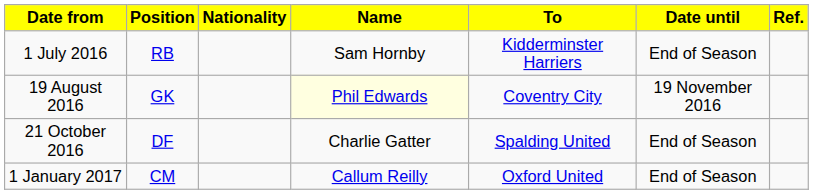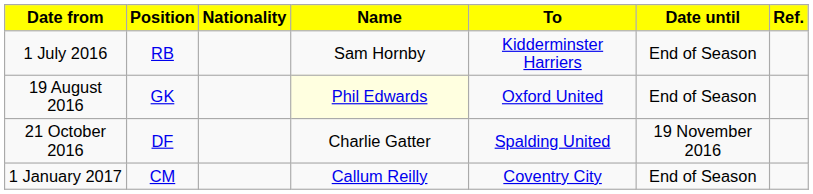(553, 97) Coventry City -> (553, 97) Oxford United
(703, 97) 19 November 2016 -> (703, 97) End of Season
(703, 141) End of Season -> (703, 141) 19 November 2016
(553, 176) Oxford United -> (553, 176) Coventry City
